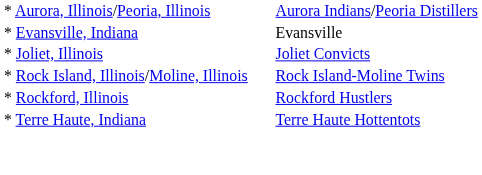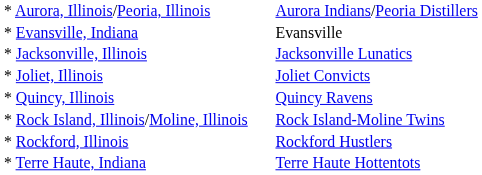+ row: (75, 54)
+ row: (59, 98)
